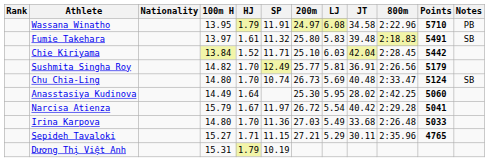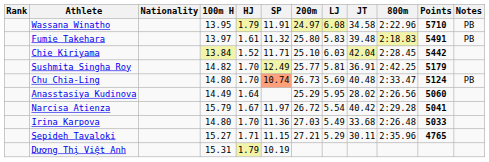(469, 39) SB -> (469, 39) PB
(398, 67) 2:26.56 -> (398, 67) 2:42.25
(276, 81) no background -> (276, 81) lightsalmon background
(469, 81) SB -> (469, 81) PB
(307, 95) 25.30 -> (307, 95) 25.29
(398, 95) 2:42.25 -> (398, 95) 2:26.56
